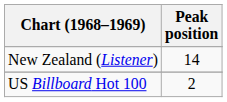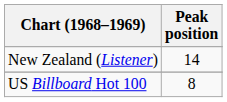(192, 84) 2 -> (192, 84) 8
